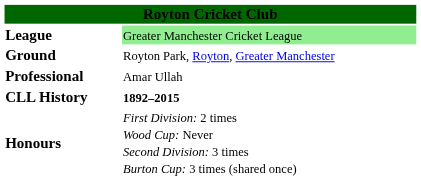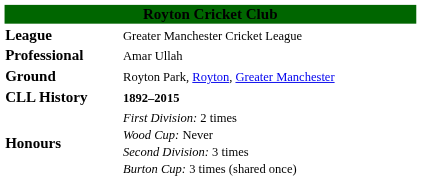(213, 35) lightgreen background -> (213, 35) no background
rows swapped: (30, 55) <-> (44, 76)
